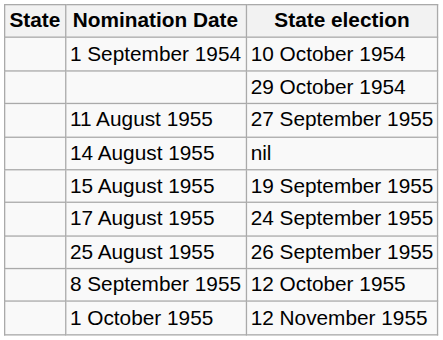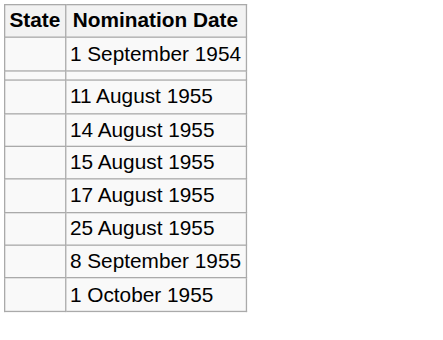- column: (342, 20)
